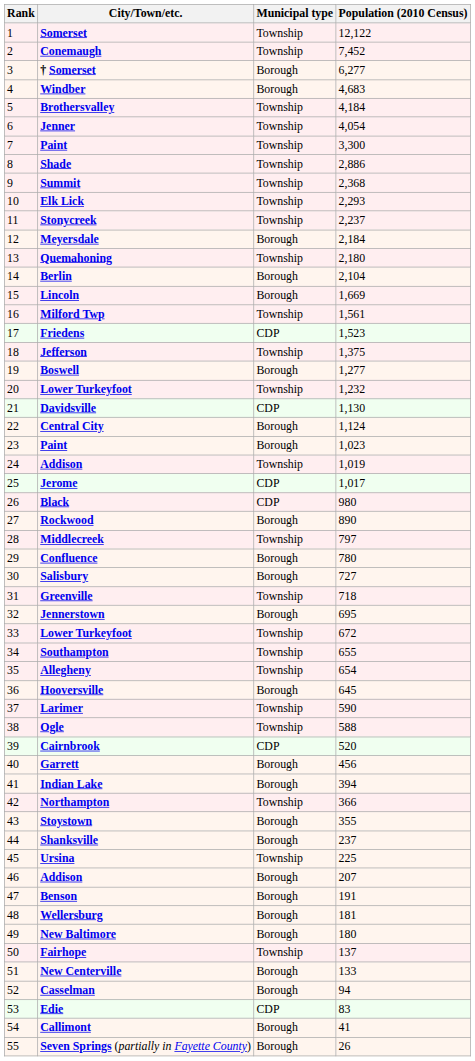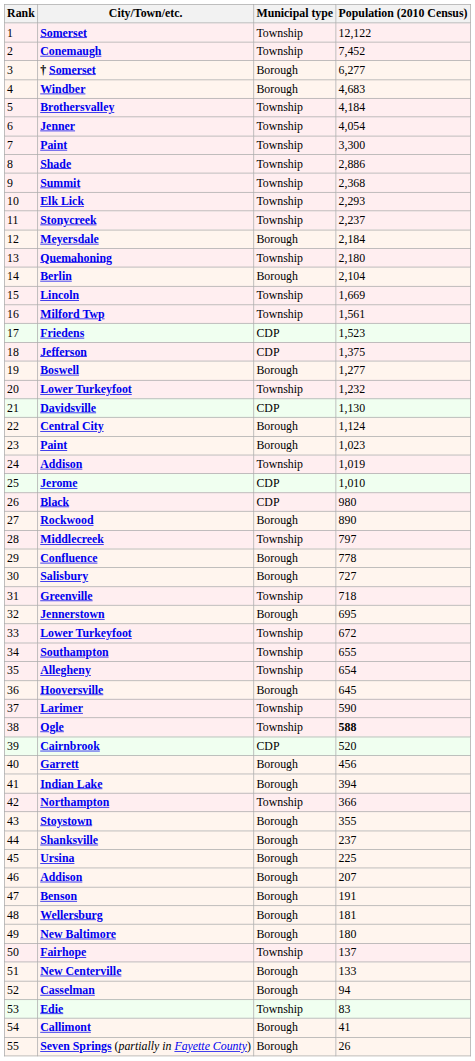(277, 295) Borough -> (280, 295) Township
(280, 351) Township -> (268, 351) CDP
(352, 483) 1,017 -> (352, 483) 1,010
(347, 558) 780 -> (347, 558) 778
(347, 727) normal -> (347, 727) bold
(280, 858) Township -> (277, 858) Borough
(268, 1009) CDP -> (280, 1009) Township
